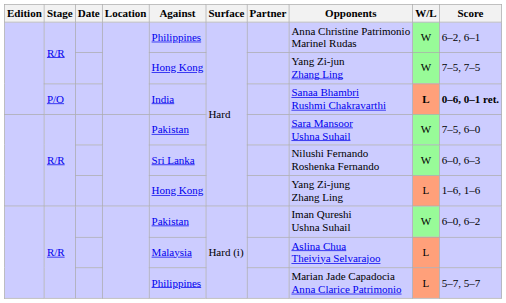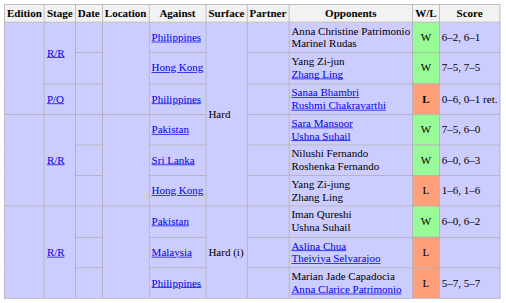(163, 98) India -> (176, 98) Philippines
(470, 98) bold -> (470, 98) normal
